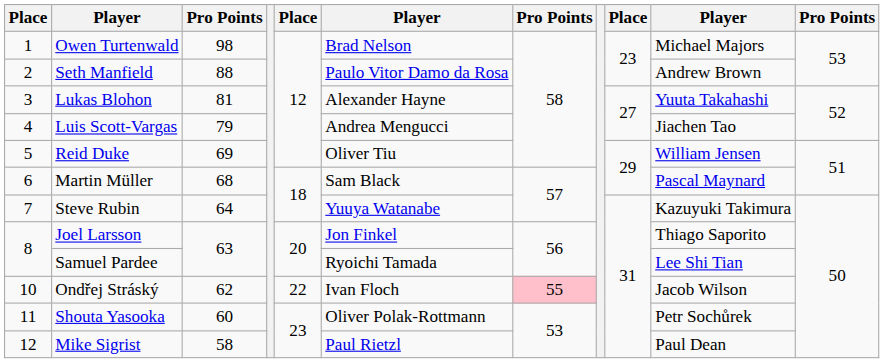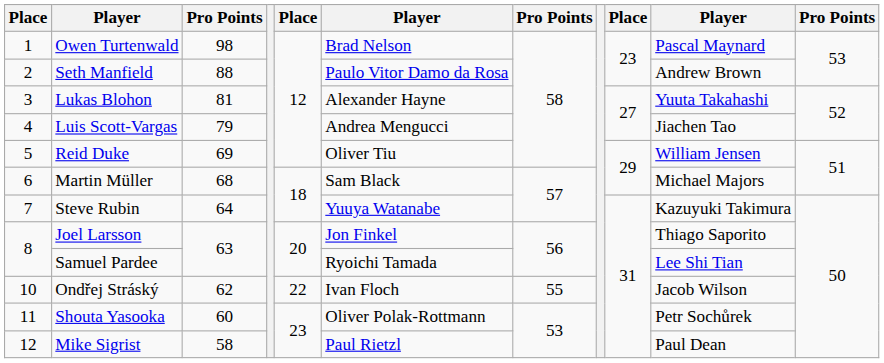(710, 45) Michael Majors -> (710, 45) Pascal Maynard
(710, 180) Pascal Maynard -> (710, 180) Michael Majors
(554, 289) pink background -> (554, 289) no background
